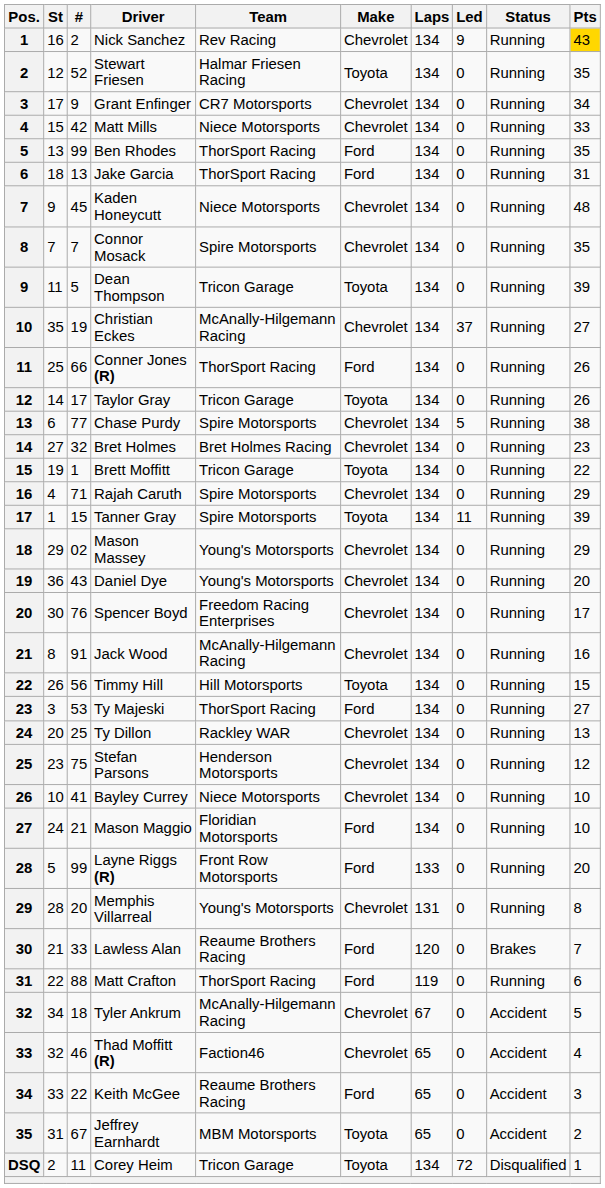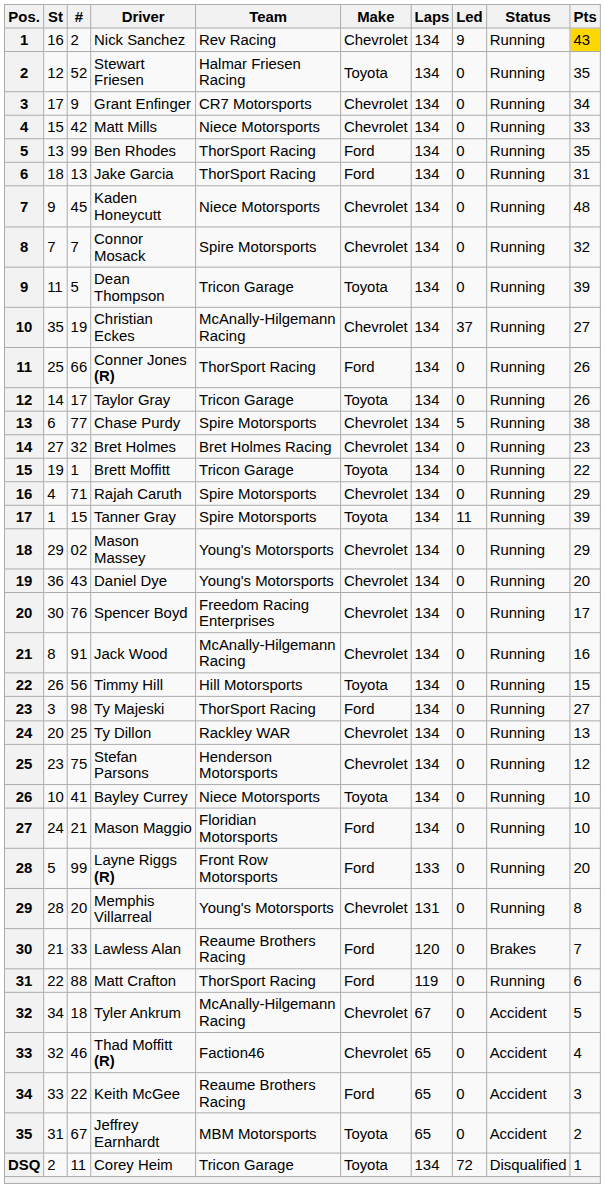(582, 247) 35 -> (582, 247) 32
(79, 709) 53 -> (79, 709) 98
(376, 796) Chevrolet -> (366, 796) Toyota
